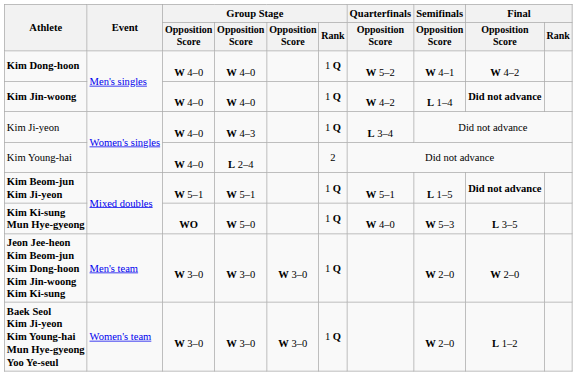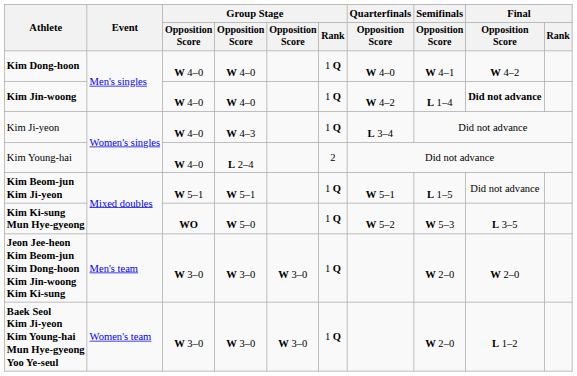(380, 72) W 5–2 -> (380, 72) W 4–0
(505, 188) bold -> (505, 188) normal
(380, 225) W 4–0 -> (380, 225) W 5–2
